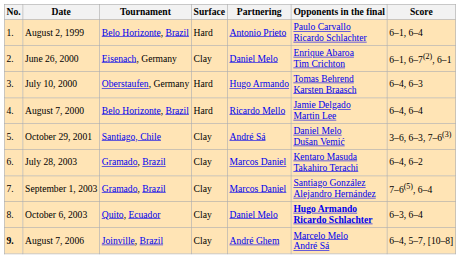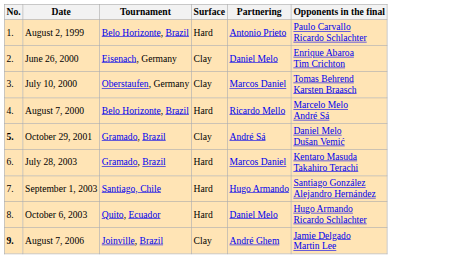- column: (421, 12)
(203, 84) Hard -> (203, 84) Clay
(259, 84) Hugo Armando -> (258, 84) Marcos Daniel
(322, 110) Jamie Delgado Martin Lee -> (321, 110) Marcelo Melo André Sá
(10, 136) normal -> (10, 136) bold
(131, 136) Santiago, Chile -> (134, 136) Gramado, Brazil
(203, 162) Clay -> (203, 162) Hard
(134, 188) Gramado, Brazil -> (131, 188) Santiago, Chile
(203, 188) Clay -> (203, 188) Hard
(258, 188) Marcos Daniel -> (259, 188) Hugo Armando
(203, 214) Clay -> (203, 214) Hard
(333, 214) bold -> (330, 214) normal
(321, 240) Marcelo Melo André Sá -> (322, 240) Jamie Delgado Martin Lee
